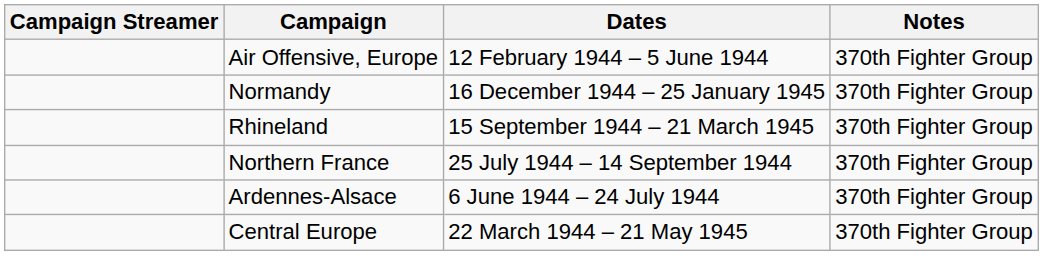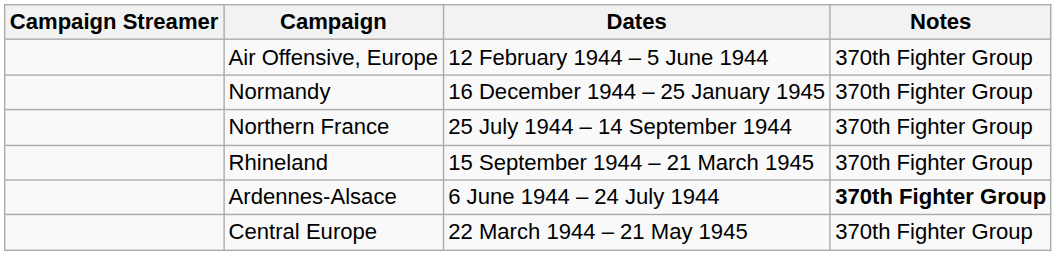rows swapped: (309, 162) <-> (278, 127)
(934, 197) normal -> (941, 197) bold
